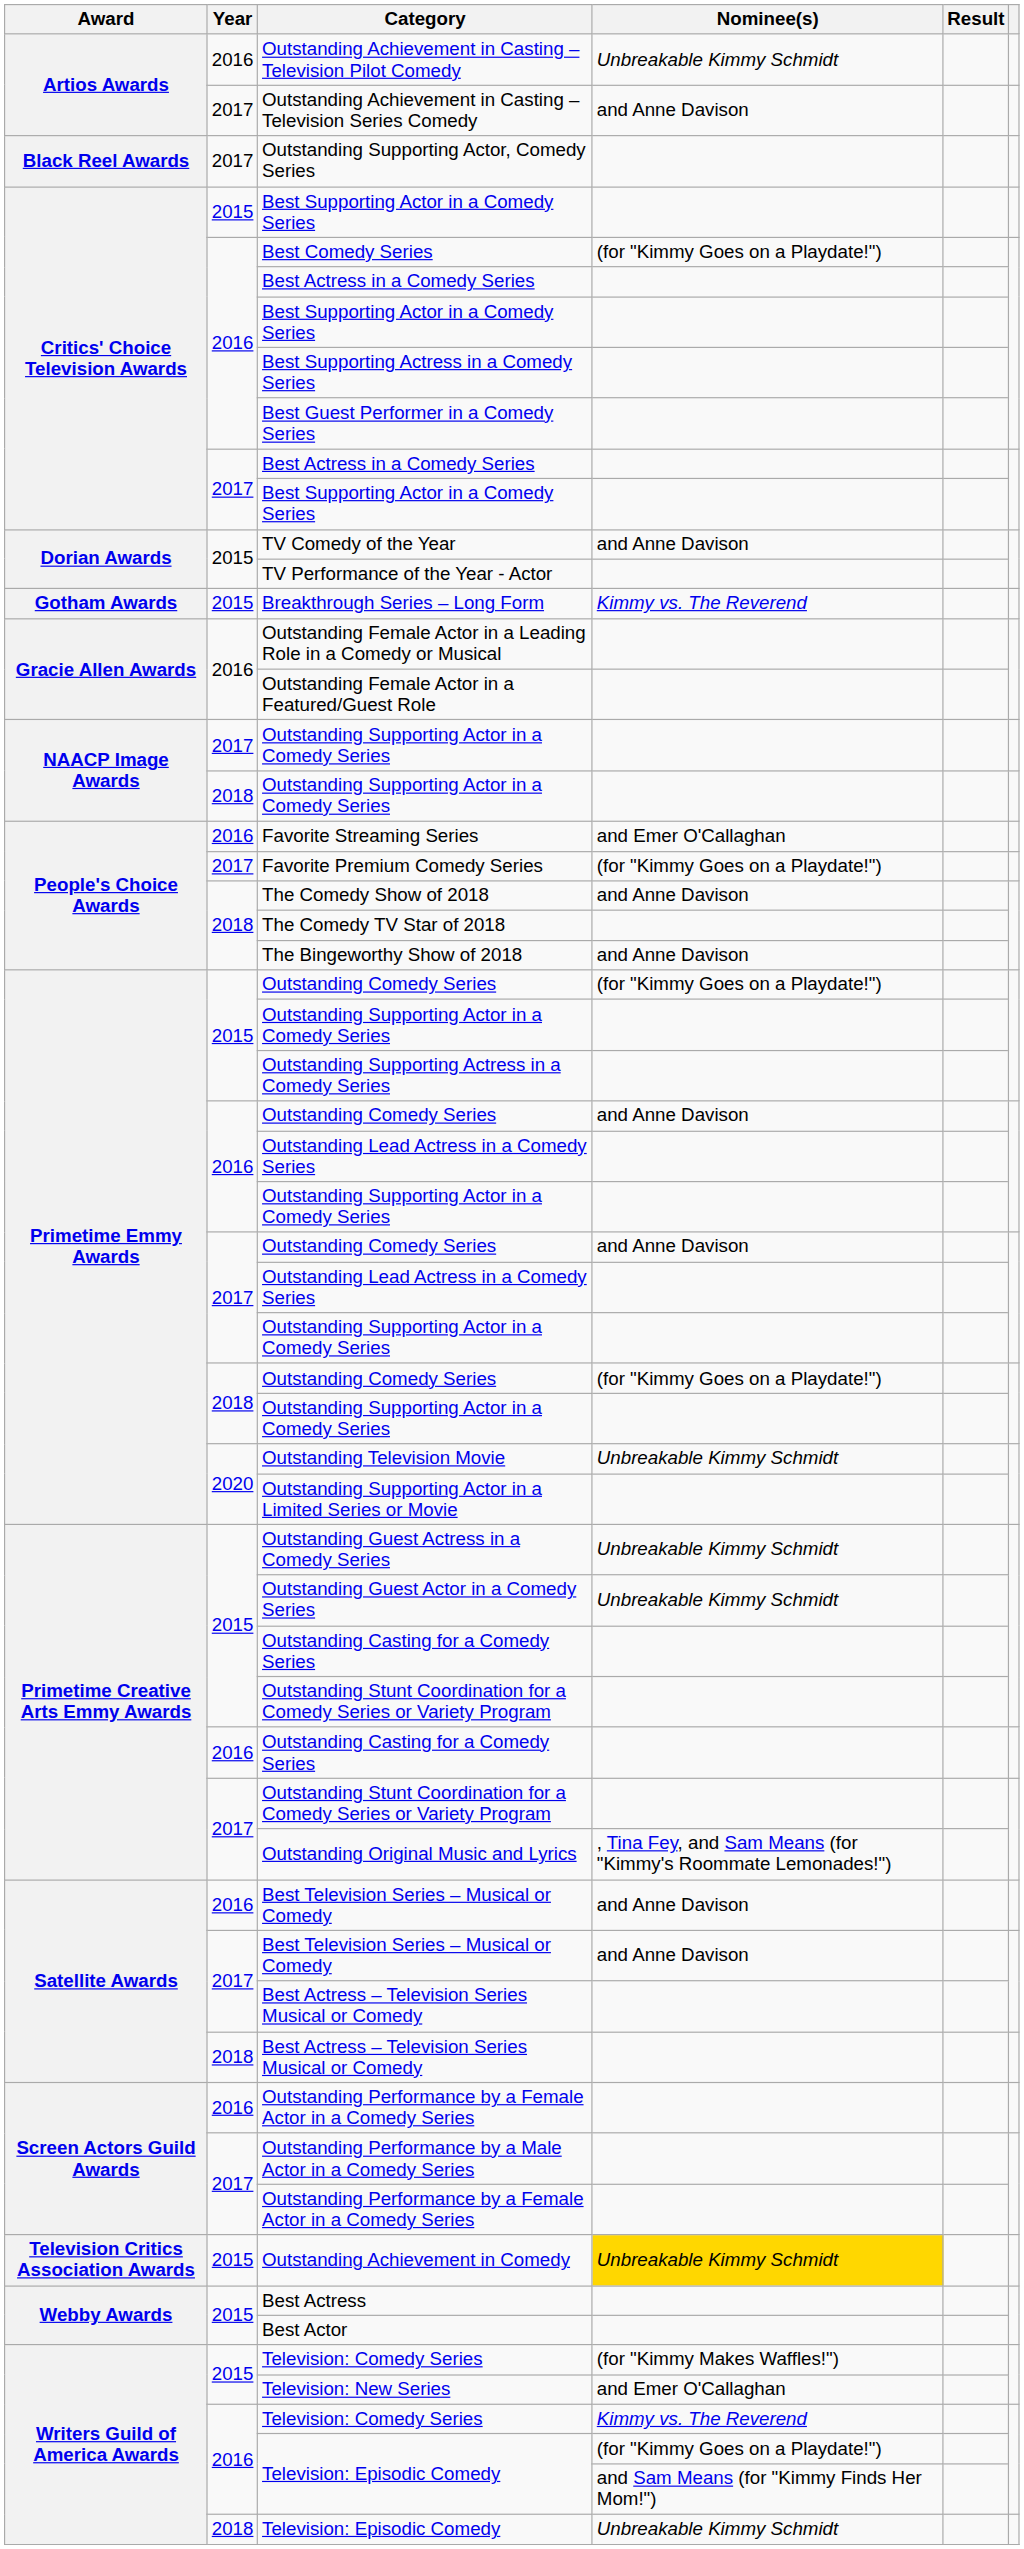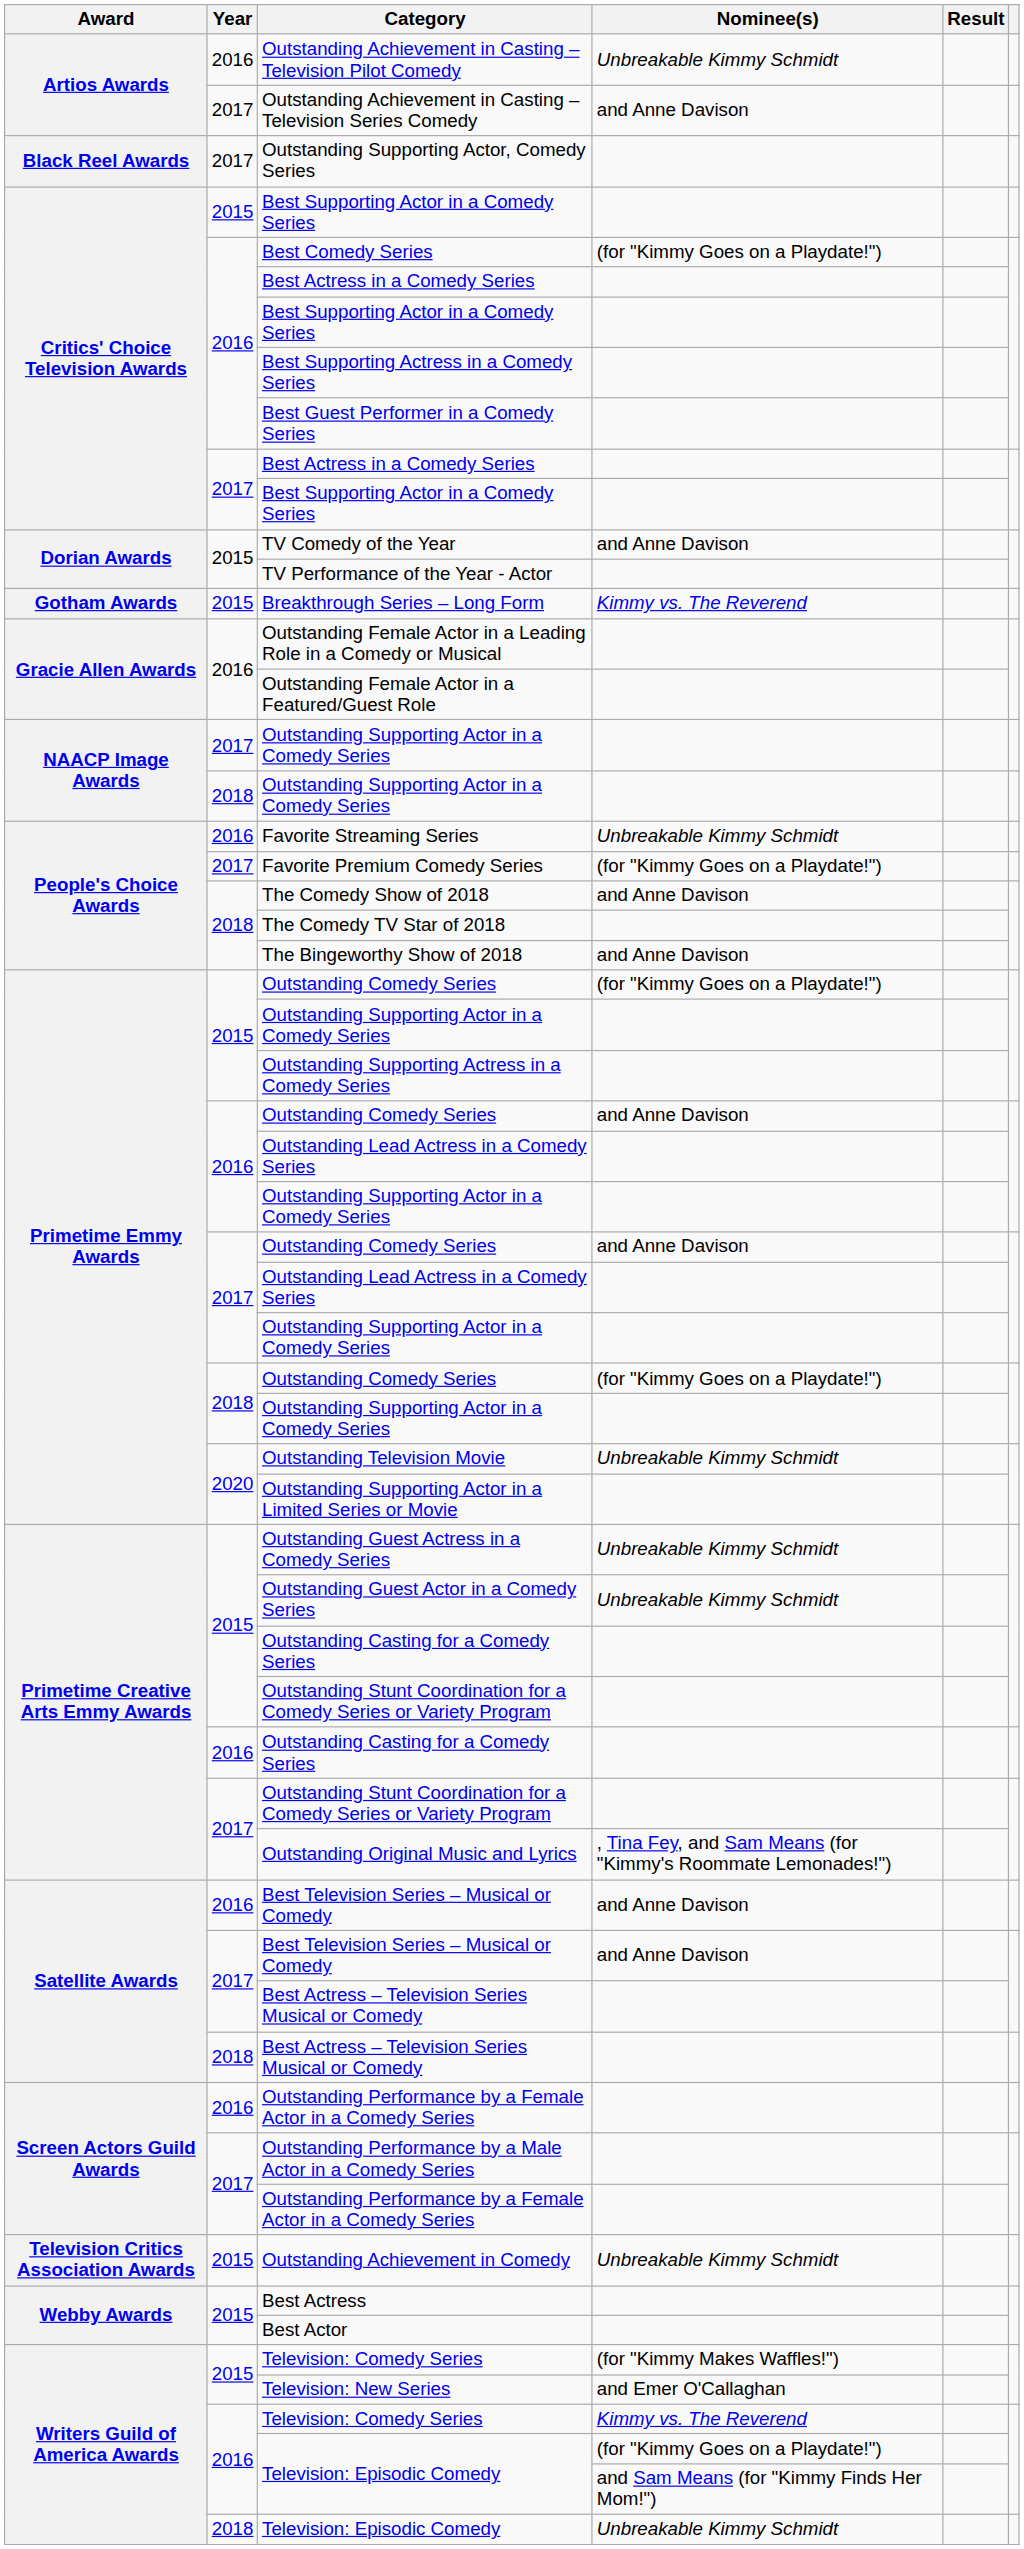(691, 836) and Emer O'Callaghan -> (717, 836) Unbreakable Kimmy Schmidt
(717, 2260) gold background -> (717, 2260) no background
